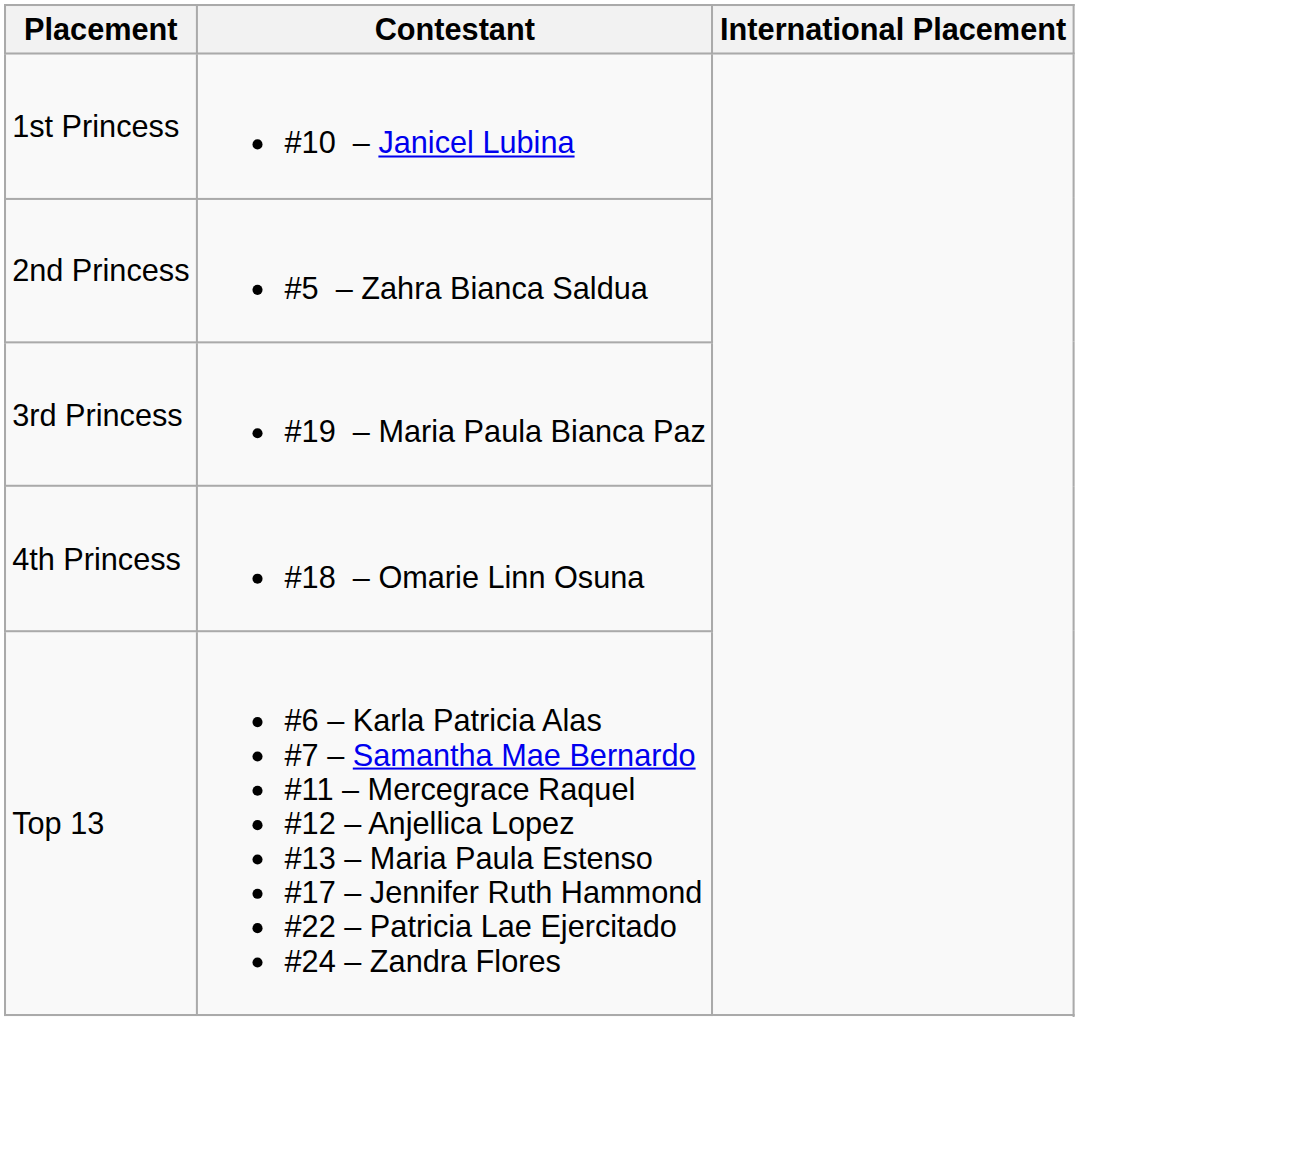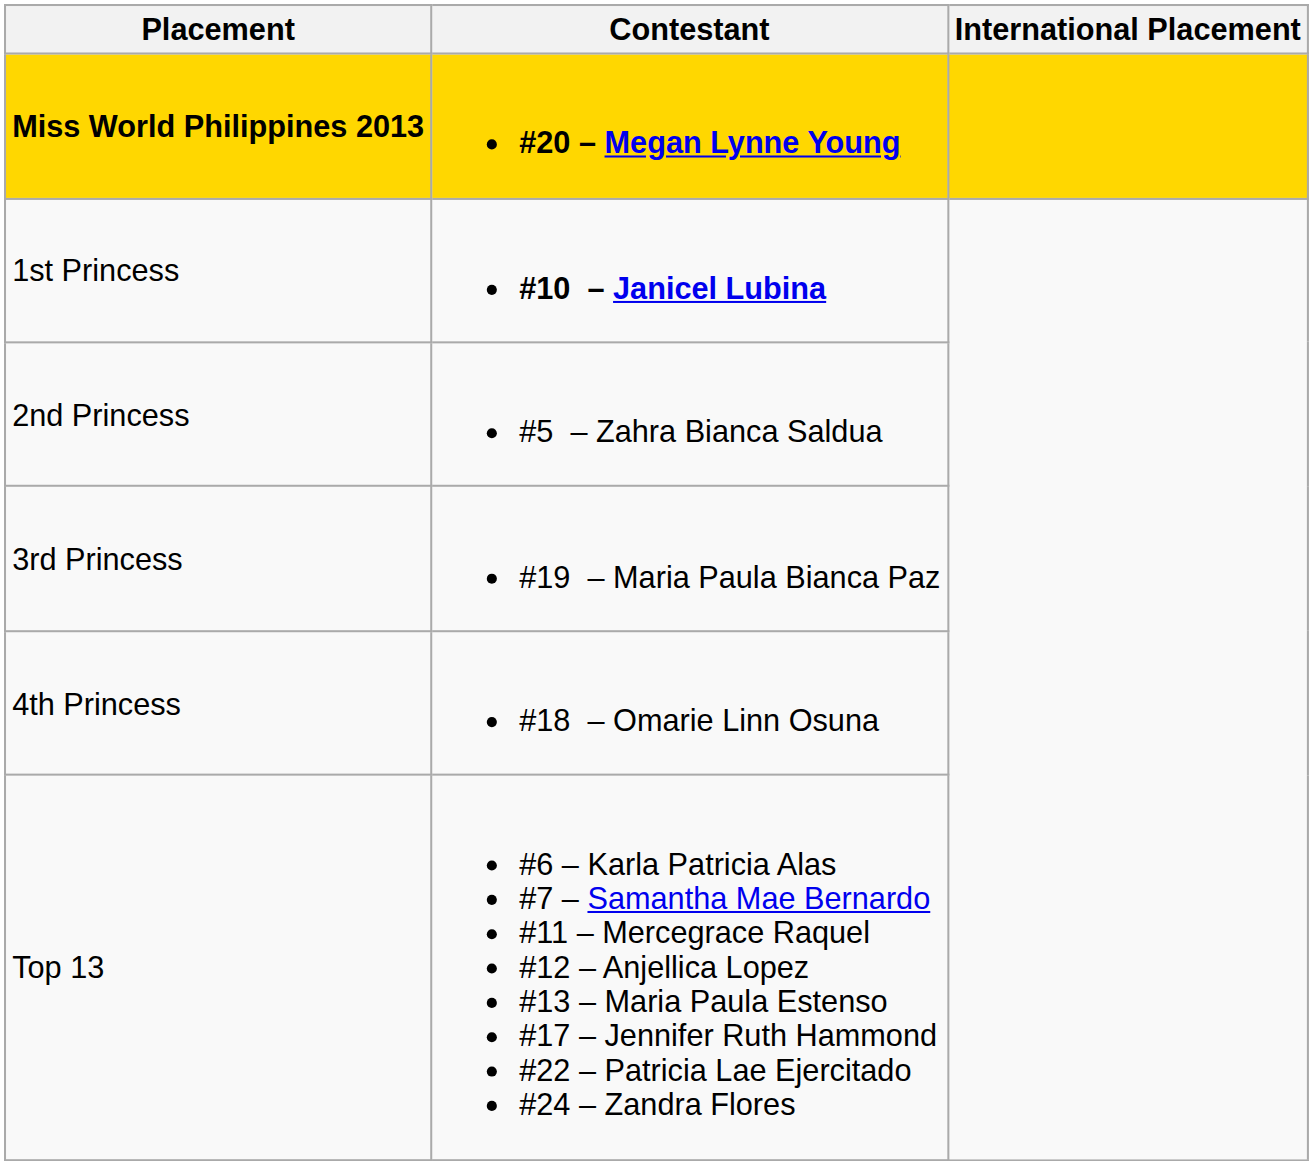+ row: (218, 126)
(455, 143) normal -> (689, 287) bold
